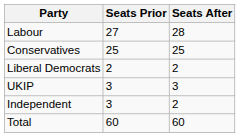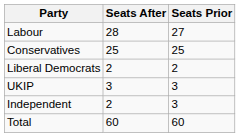columns swapped: (136, 13) <-> (202, 13)
